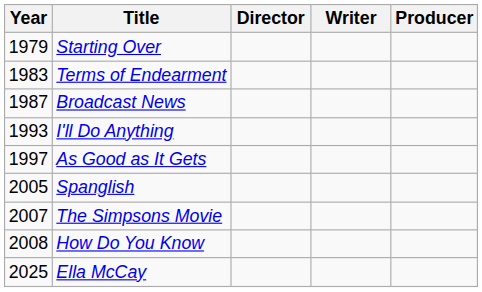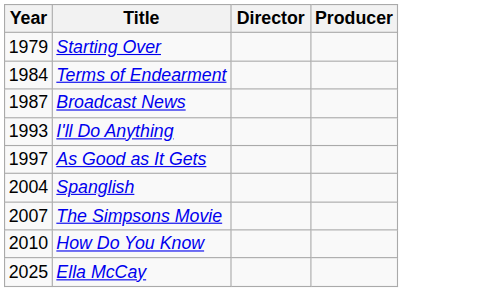- column: (351, 18)
(28, 74) 1983 -> (28, 74) 1984
(28, 187) 2005 -> (28, 187) 2004
(28, 243) 2008 -> (28, 243) 2010
